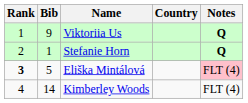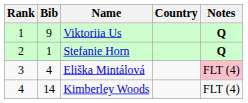(21, 70) bold -> (21, 70) normal
(49, 70) 5 -> (49, 70) 4
